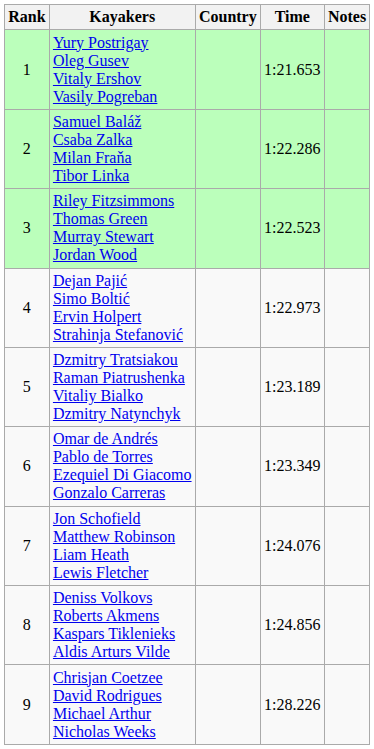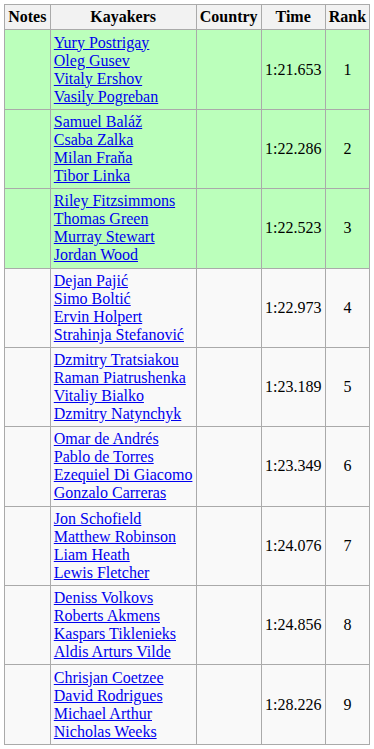columns swapped: (27, 17) <-> (347, 17)
